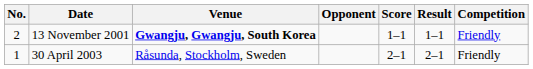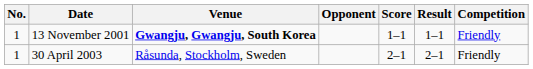(17, 34) 2 -> (17, 34) 1
